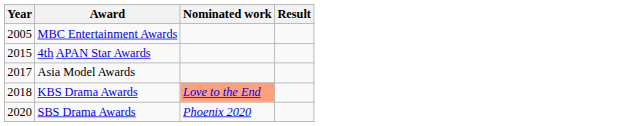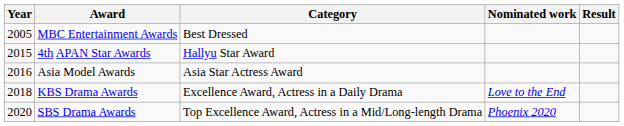+ column: (333, 14)
(20, 72) 2017 -> (20, 72) 2016
(222, 92) lightsalmon background -> (527, 92) no background
